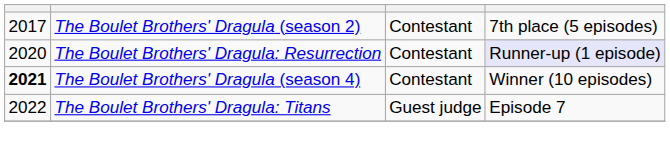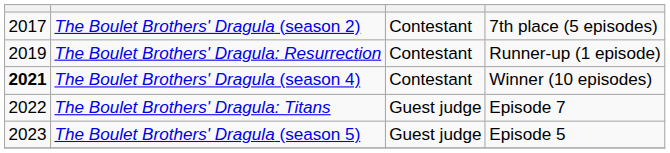(28, 53) 2020 -> (28, 53) 2019
(575, 53) lavender background -> (575, 53) no background
+ row: (207, 134)
